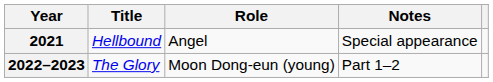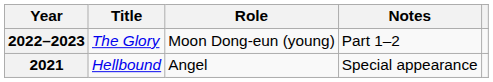rows swapped: (46, 41) <-> (46, 65)
